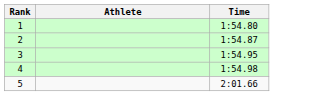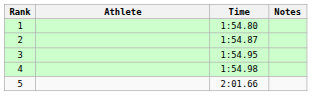+ column: (288, 12)
